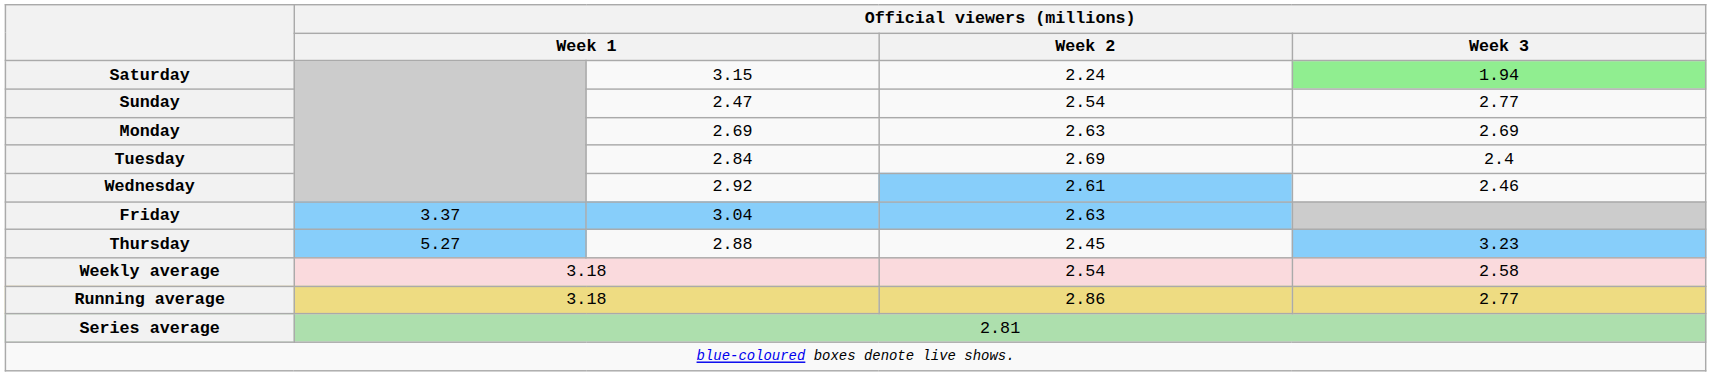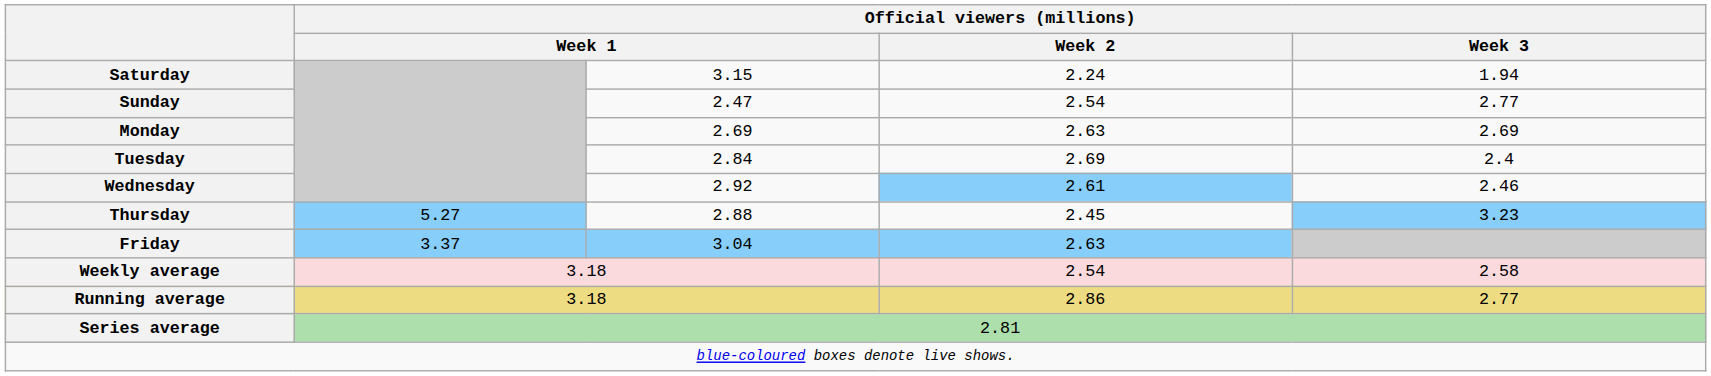(1499, 75) lightgreen background -> (1499, 75) no background
rows swapped: (150, 243) <-> (150, 215)
